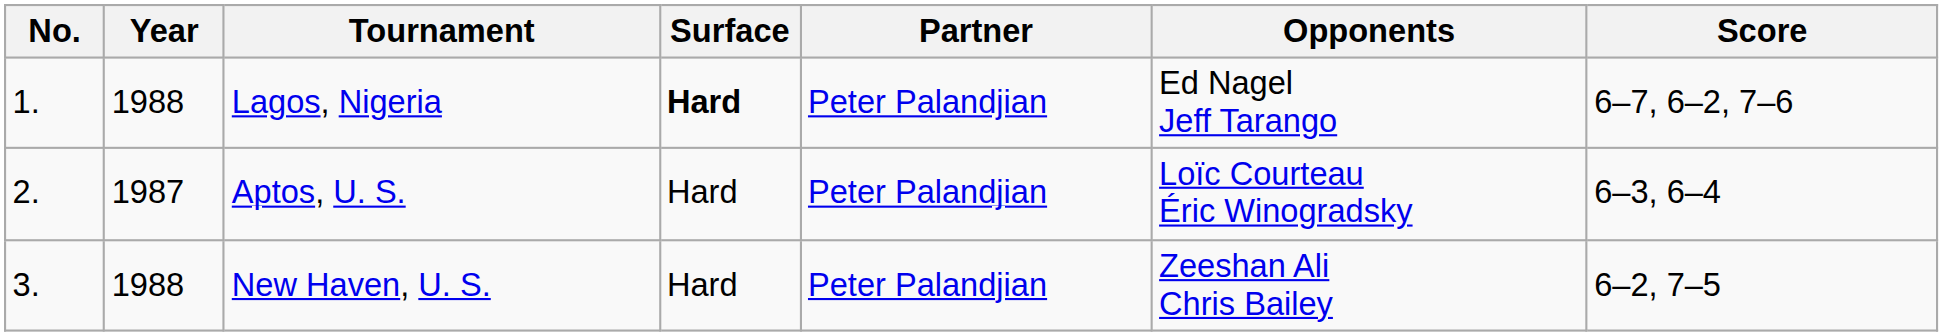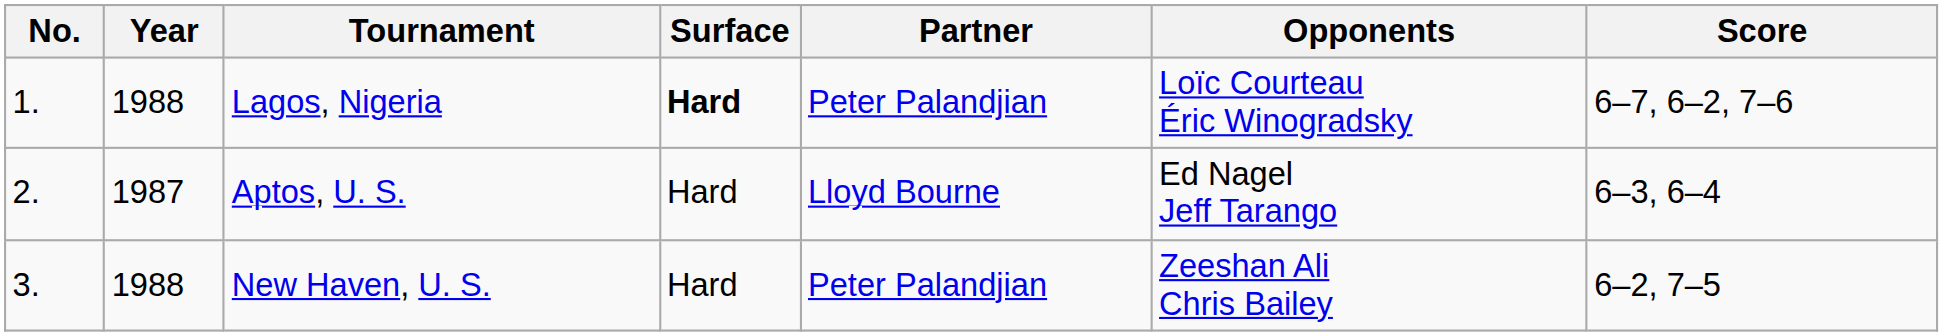(1248, 102) Ed Nagel Jeff Tarango -> (1286, 102) Loïc Courteau Éric Winogradsky
(928, 192) Peter Palandjian -> (904, 192) Lloyd Bourne
(1286, 192) Loïc Courteau Éric Winogradsky -> (1248, 192) Ed Nagel Jeff Tarango
